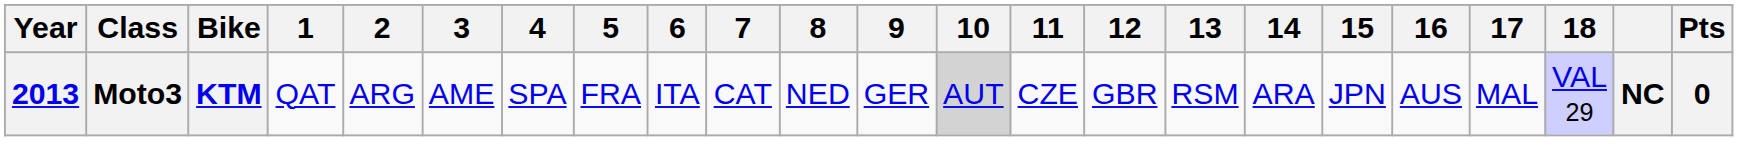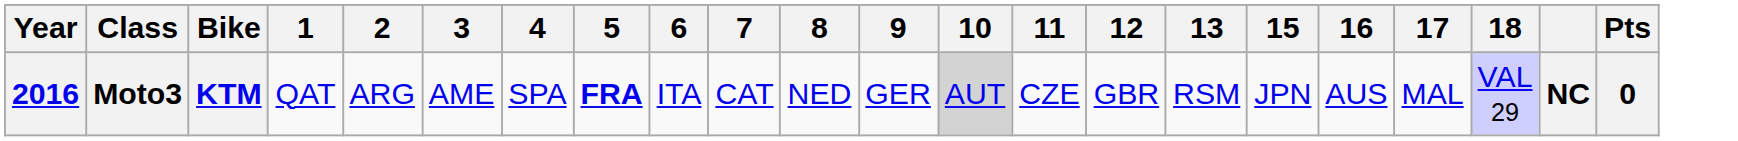- column: (1284, 28)
(46, 93) 2013 -> (46, 93) 2016
(611, 93) normal -> (612, 93) bold
